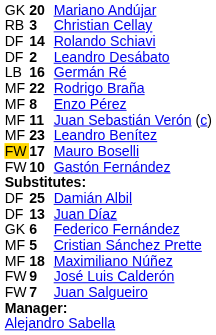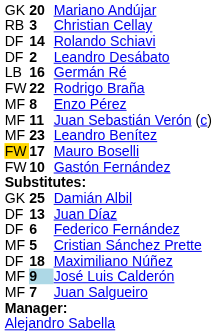(15, 88) MF -> (16, 88) FW
(14, 198) DF -> (15, 198) GK
(15, 229) GK -> (14, 229) DF
(15, 261) MF -> (14, 261) DF
(16, 276) FW -> (15, 276) MF
(33, 276) no background -> (33, 276) lightblue background
(16, 292) FW -> (15, 292) MF
